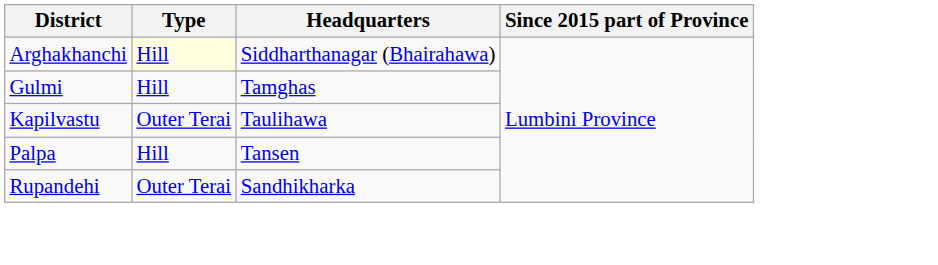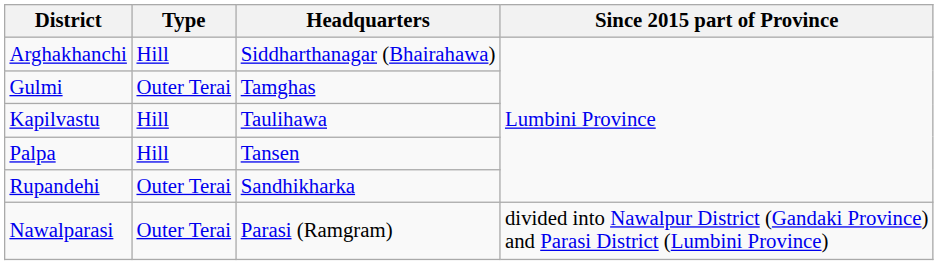(153, 53) lightyellow background -> (153, 53) no background
(153, 86) Hill -> (184, 86) Outer Terai
(184, 119) Outer Terai -> (153, 119) Hill
+ row: (61, 230)
